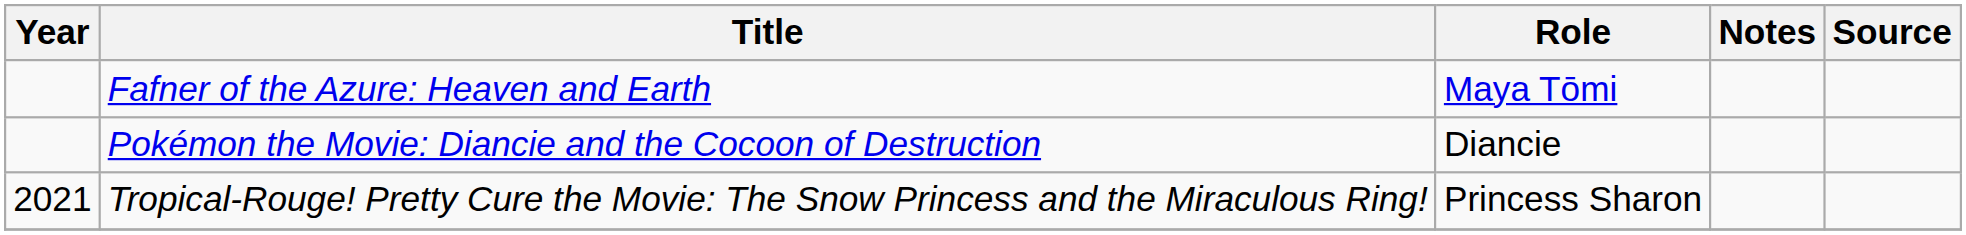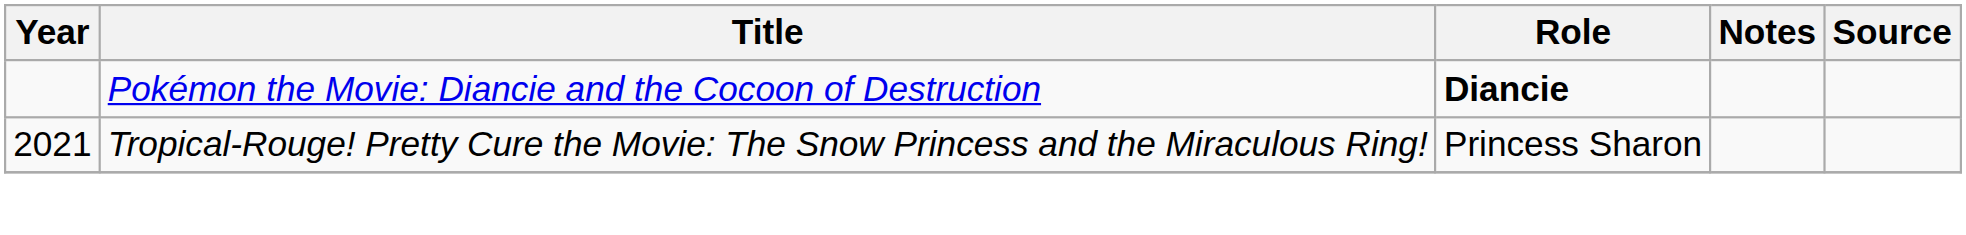- row: (409, 88)
(1503, 144) normal -> (1507, 88) bold
